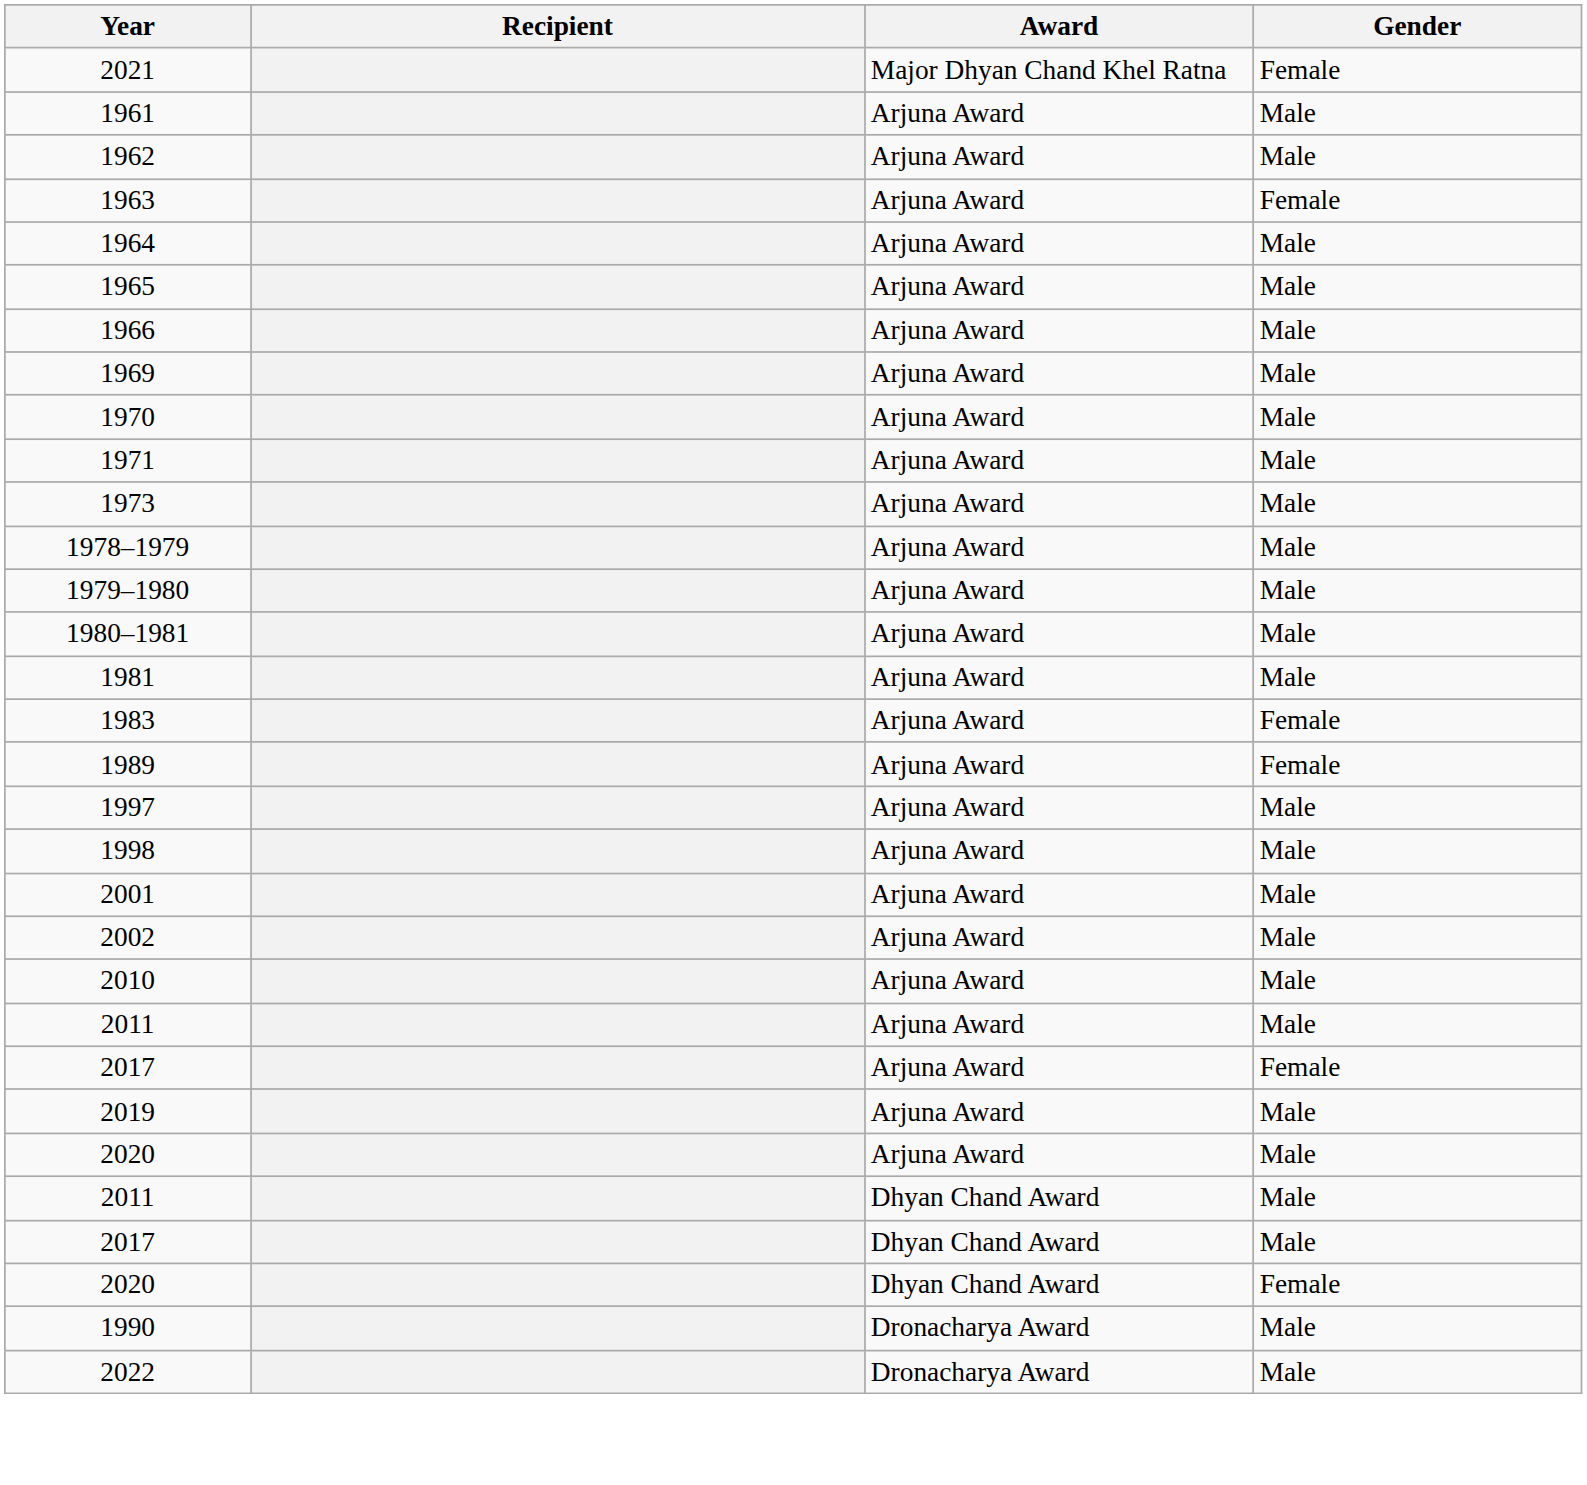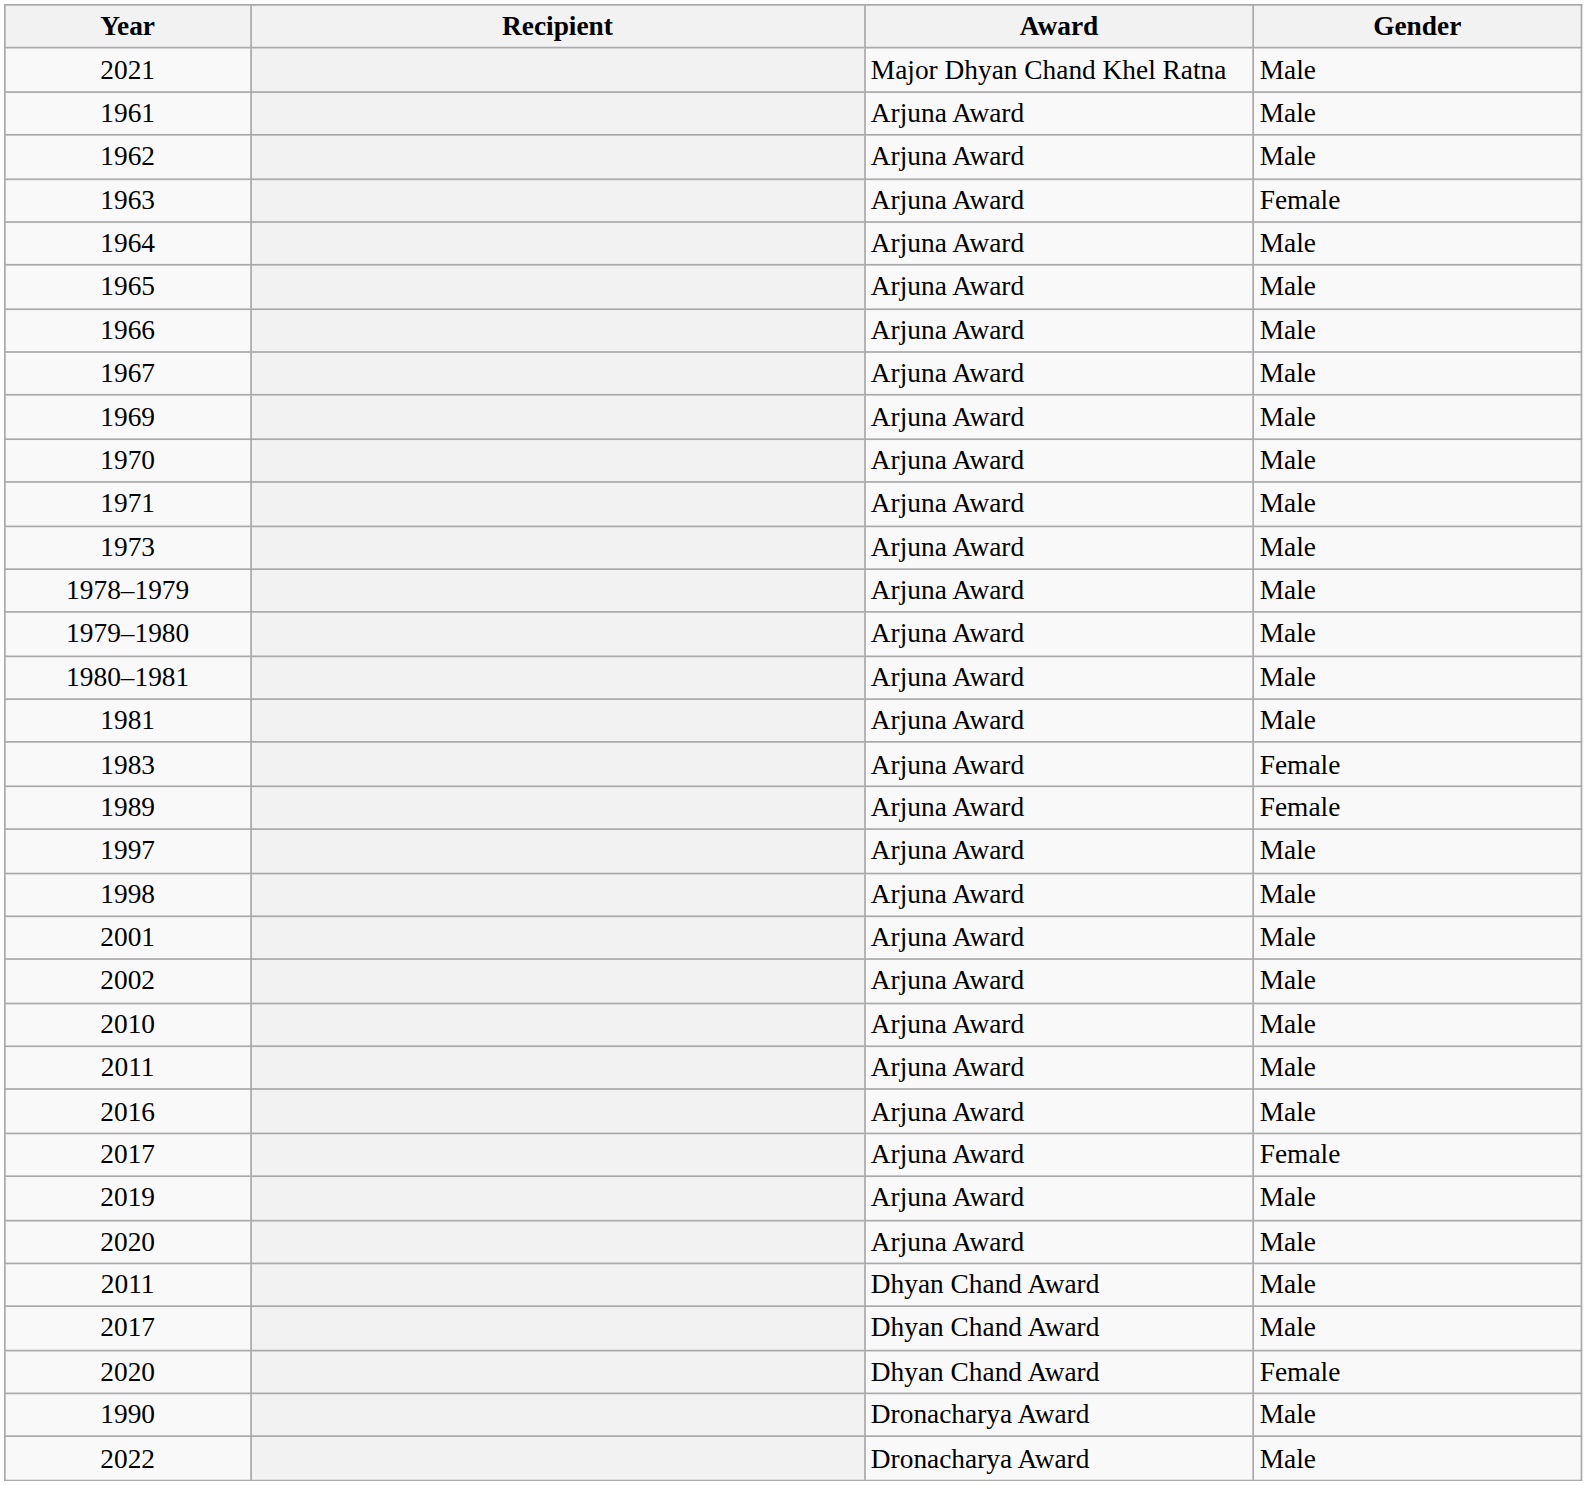(1300, 69) Female -> (1288, 69) Male
+ row: (128, 373)
+ row: (128, 1110)
